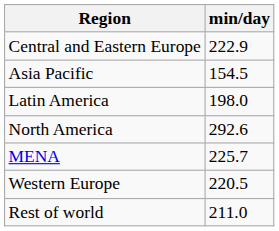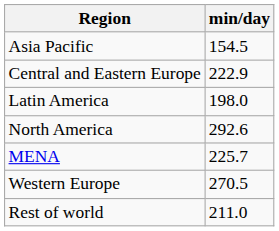rows swapped: (51, 73) <-> (105, 45)
(228, 184) 220.5 -> (228, 184) 270.5
